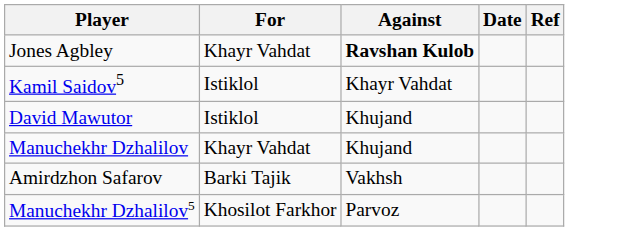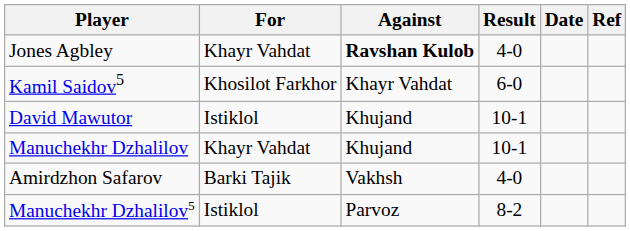+ column: (509, 19)
(231, 83) Istiklol -> (270, 83) Khosilot Farkhor
(270, 210) Khosilot Farkhor -> (231, 210) Istiklol
